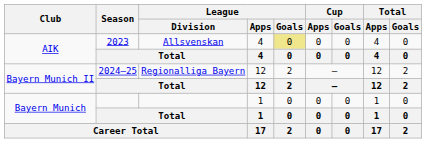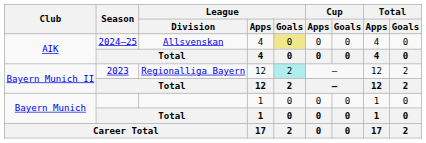(118, 41) 2023 -> (118, 41) 2024–25
(118, 71) 2024–25 -> (118, 71) 2023
(290, 71) no background -> (290, 71) paleturquoise background
